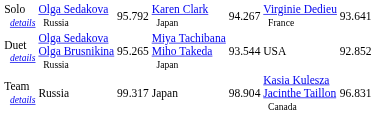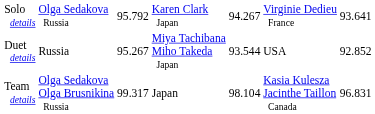(76, 51) Olga Sedakova Olga Brusnikina Russia -> (54, 51) Russia
(133, 51) 95.265 -> (133, 51) 95.267
(54, 93) Russia -> (76, 93) Olga Sedakova Olga Brusnikina Russia
(245, 93) 98.904 -> (245, 93) 98.104
